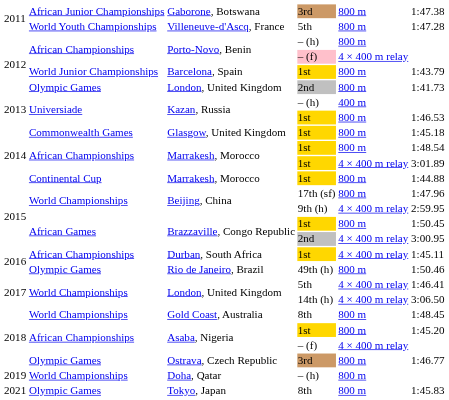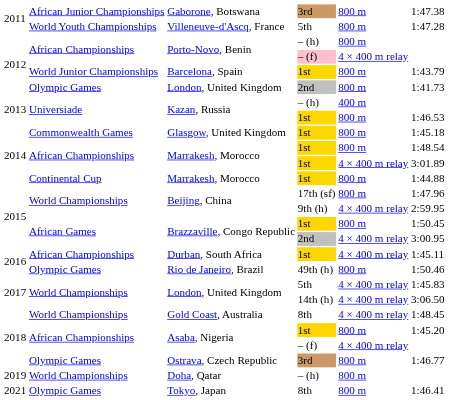(428, 284) 1:46.41 -> (428, 284) 1:45.83
(352, 315) 800 m -> (373, 315) 4 × 400 m relay
(428, 390) 1:45.83 -> (428, 390) 1:46.41
